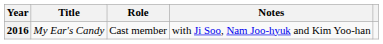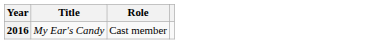- column: (271, 13)
